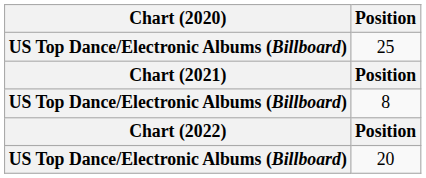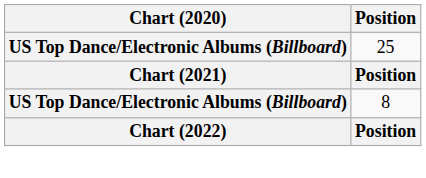- row: (386, 159)
